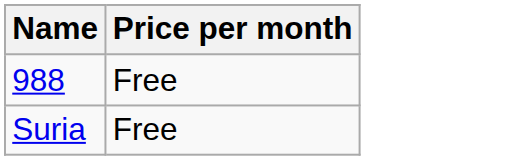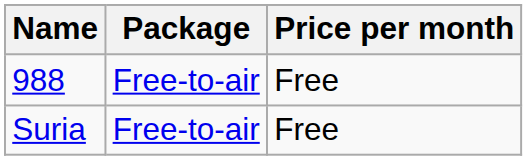+ column: (186, 29)
